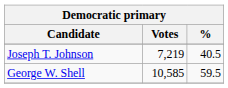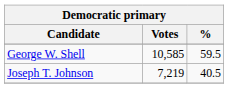rows swapped: (46, 73) <-> (50, 54)
